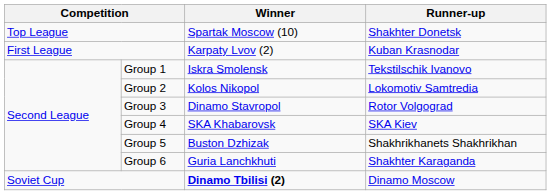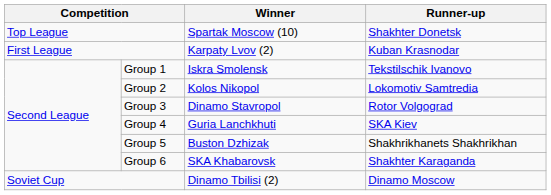(231, 124) SKA Khabarovsk -> (232, 124) Guria Lanchkhuti
(232, 161) Guria Lanchkhuti -> (231, 161) SKA Khabarovsk
(236, 180) bold -> (233, 180) normal
